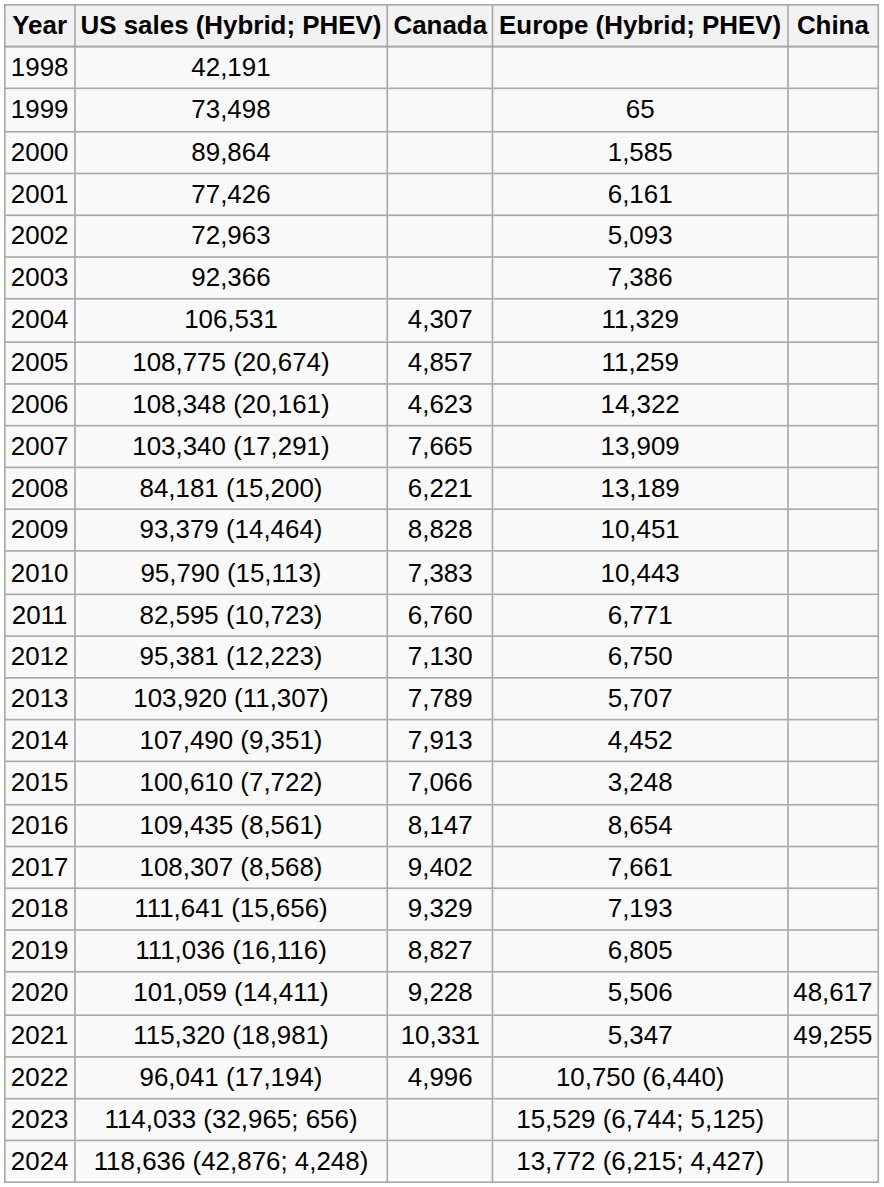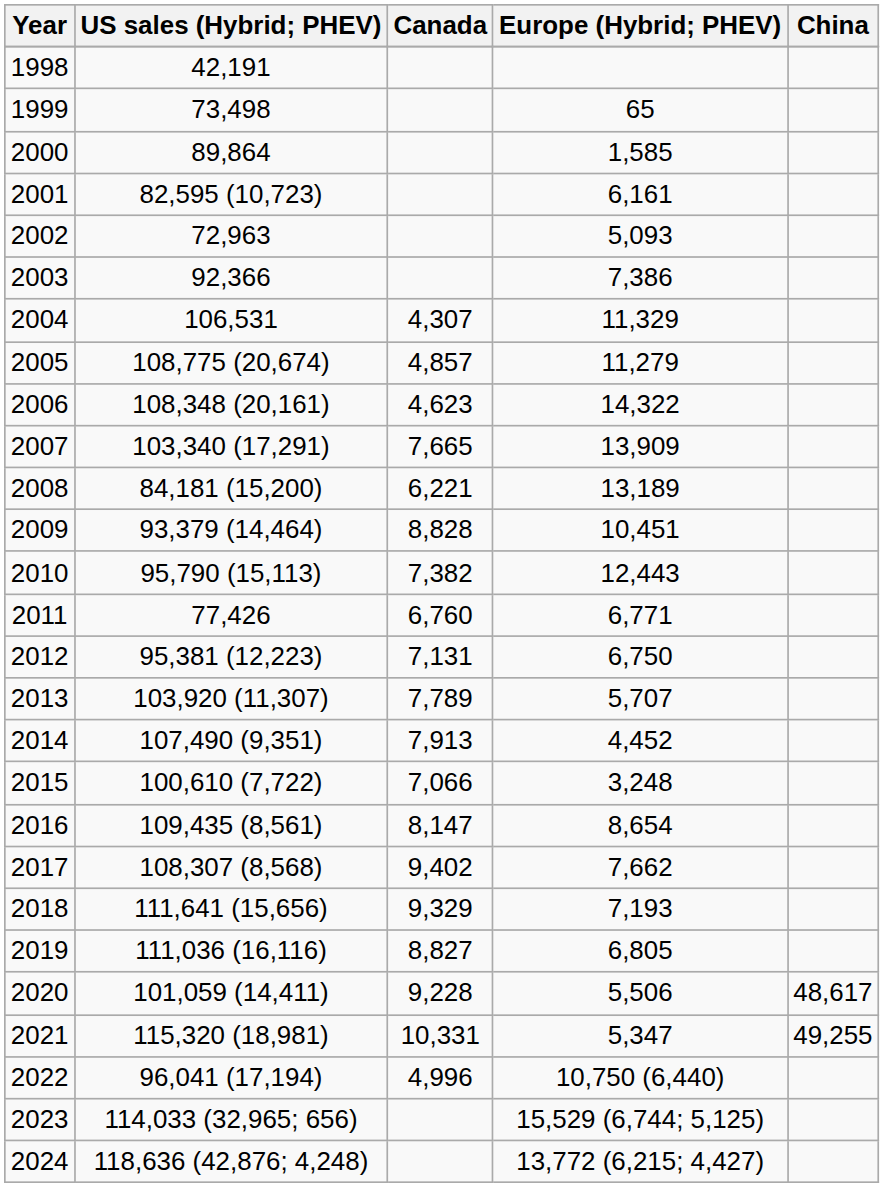(231, 193) 77,426 -> (231, 193) 82,595 (10,723)
(640, 361) 11,259 -> (640, 361) 11,279
(440, 571) 7,383 -> (440, 571) 7,382
(640, 571) 10,443 -> (640, 571) 12,443
(231, 613) 82,595 (10,723) -> (231, 613) 77,426
(440, 655) 7,130 -> (440, 655) 7,131
(640, 866) 7,661 -> (640, 866) 7,662
